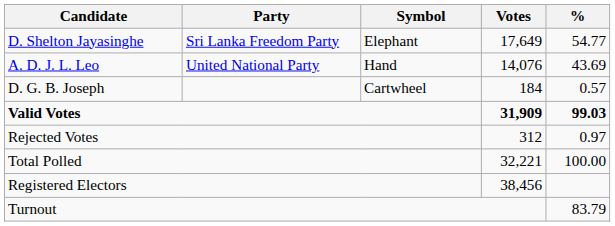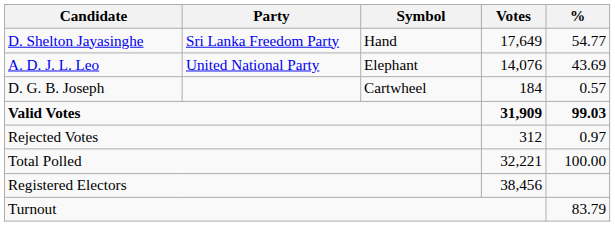(391, 40) Elephant -> (380, 40) Hand
(380, 64) Hand -> (391, 64) Elephant
